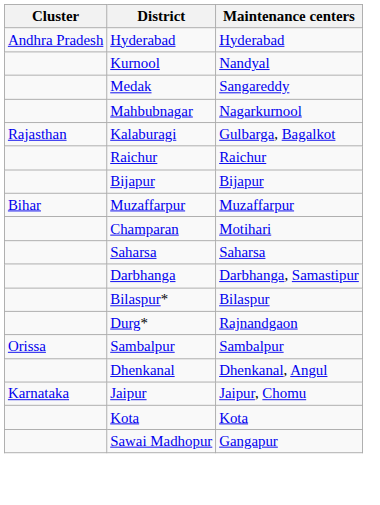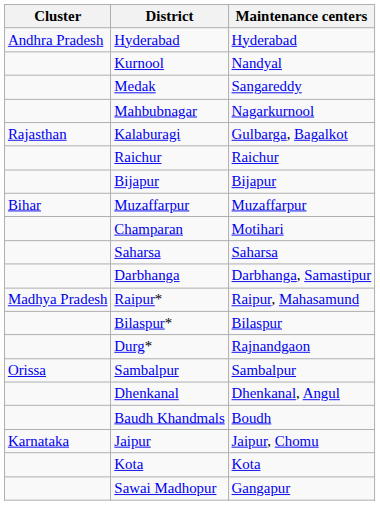+ row: (138, 299)
+ row: (170, 417)
